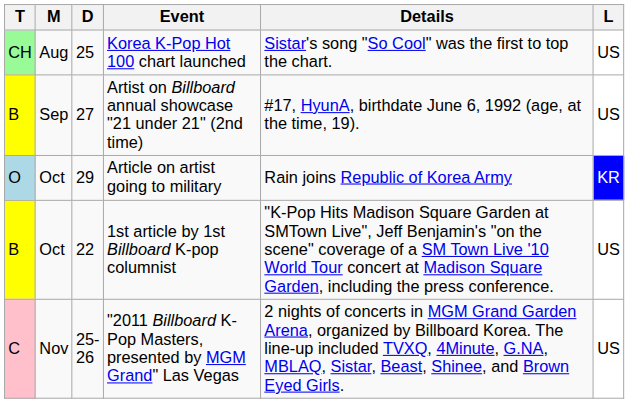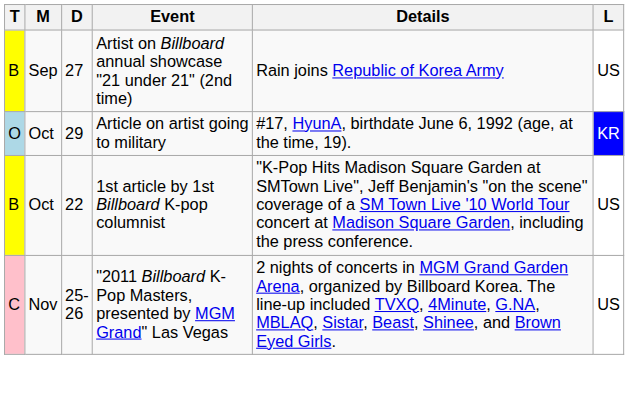- row: (176, 52)
(423, 115) #17, HyunA, birthdate June 6, 1992 (age, at the time, 19). -> (380, 70) Rain joins Republic of Korea Army
(388, 177) Rain joins Republic of Korea Army -> (414, 133) #17, HyunA, birthdate June 6, 1992 (age, at the time, 19).
